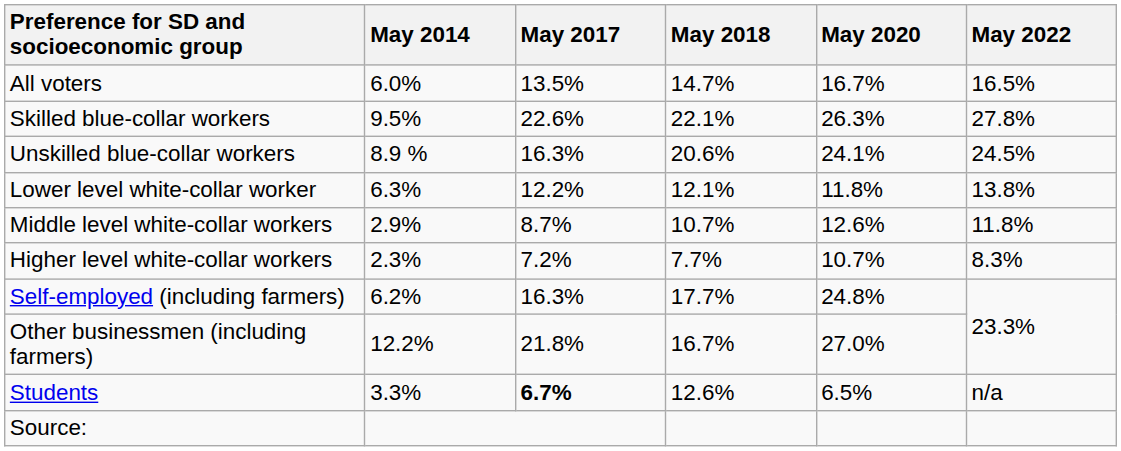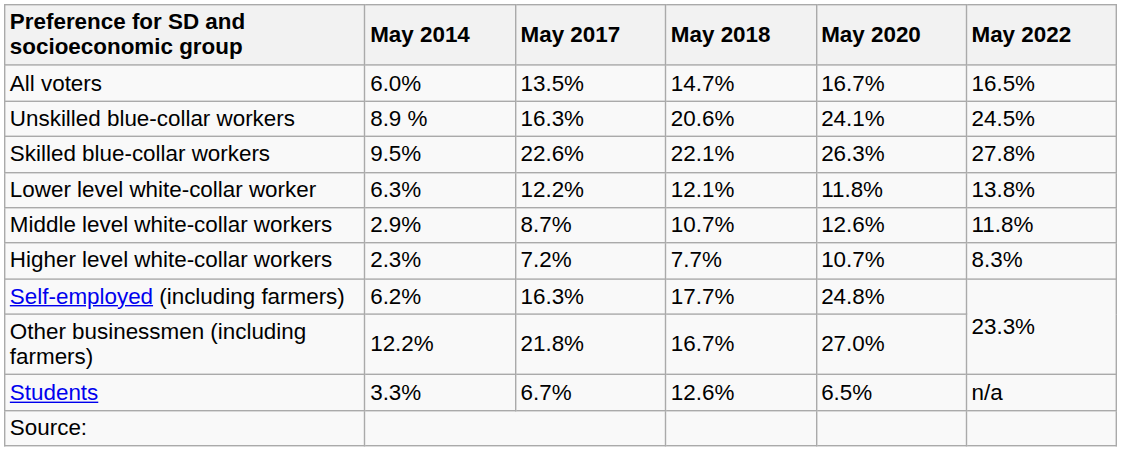rows swapped: (152, 154) <-> (140, 118)
(546, 392) bold -> (546, 392) normal
